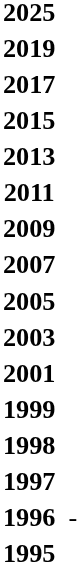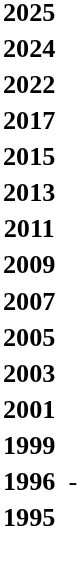+ row: (29, 48)
+ row: (29, 84)
- row: (29, 48)
- row: (29, 445)
- row: (29, 481)
